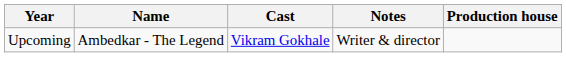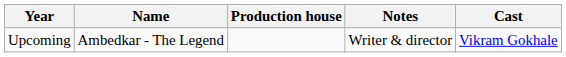columns swapped: (280, 16) <-> (502, 16)
